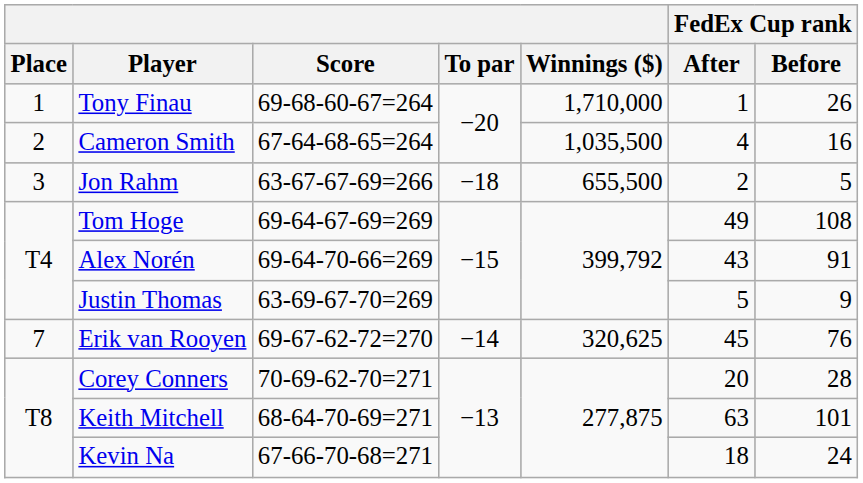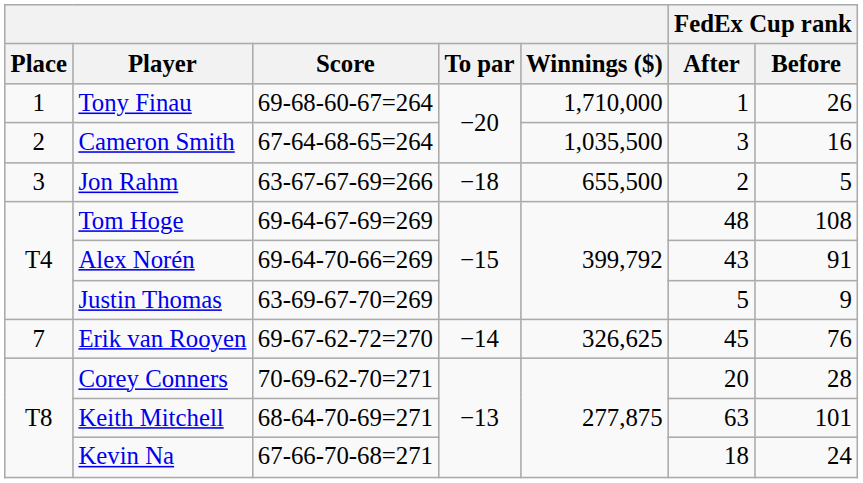(743, 142) 4 -> (743, 142) 3
(736, 220) 49 -> (736, 220) 48
(622, 338) 320,625 -> (622, 338) 326,625
